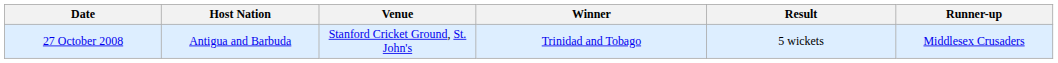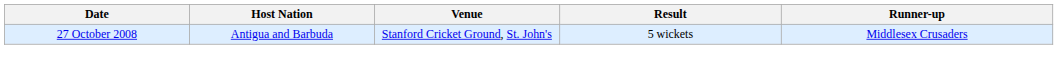- column: (591, 14)
